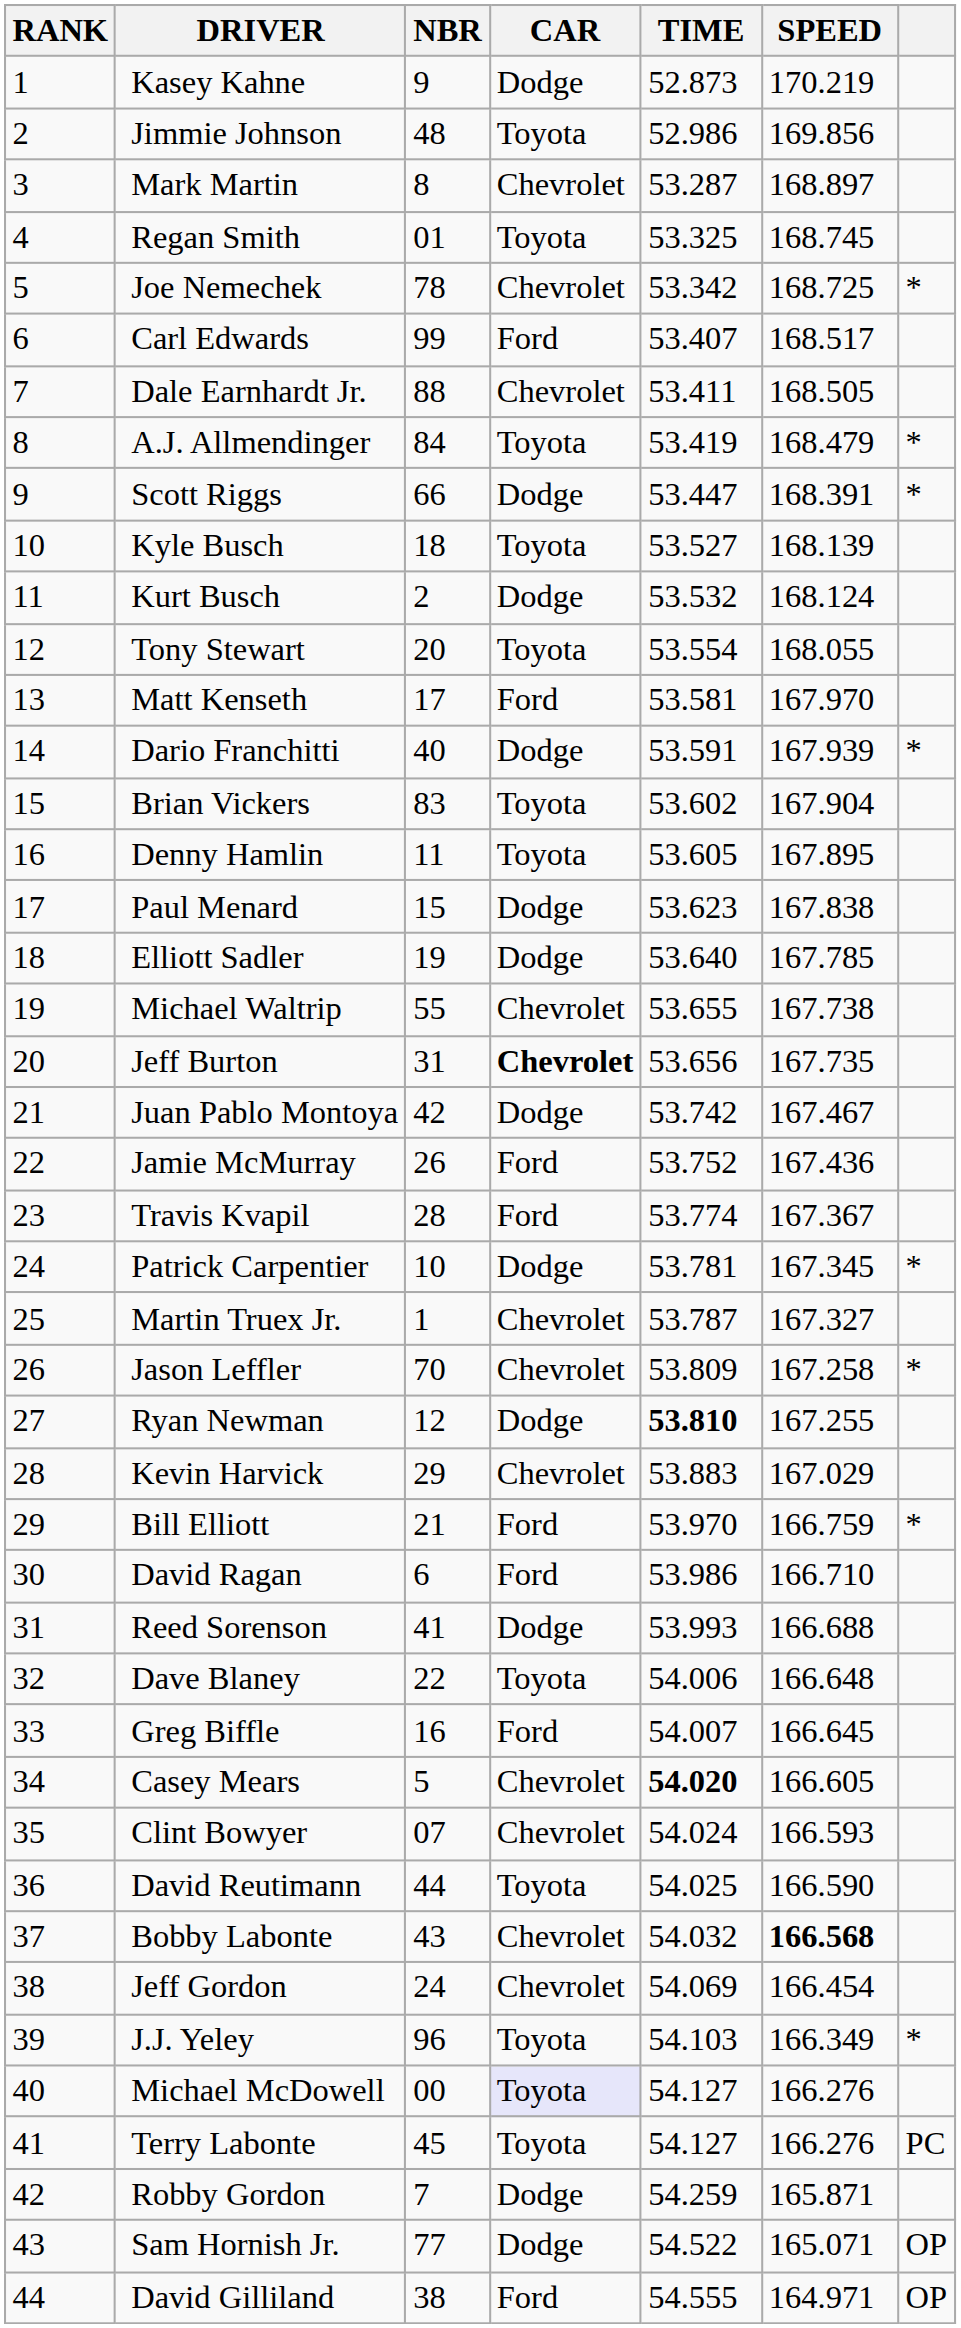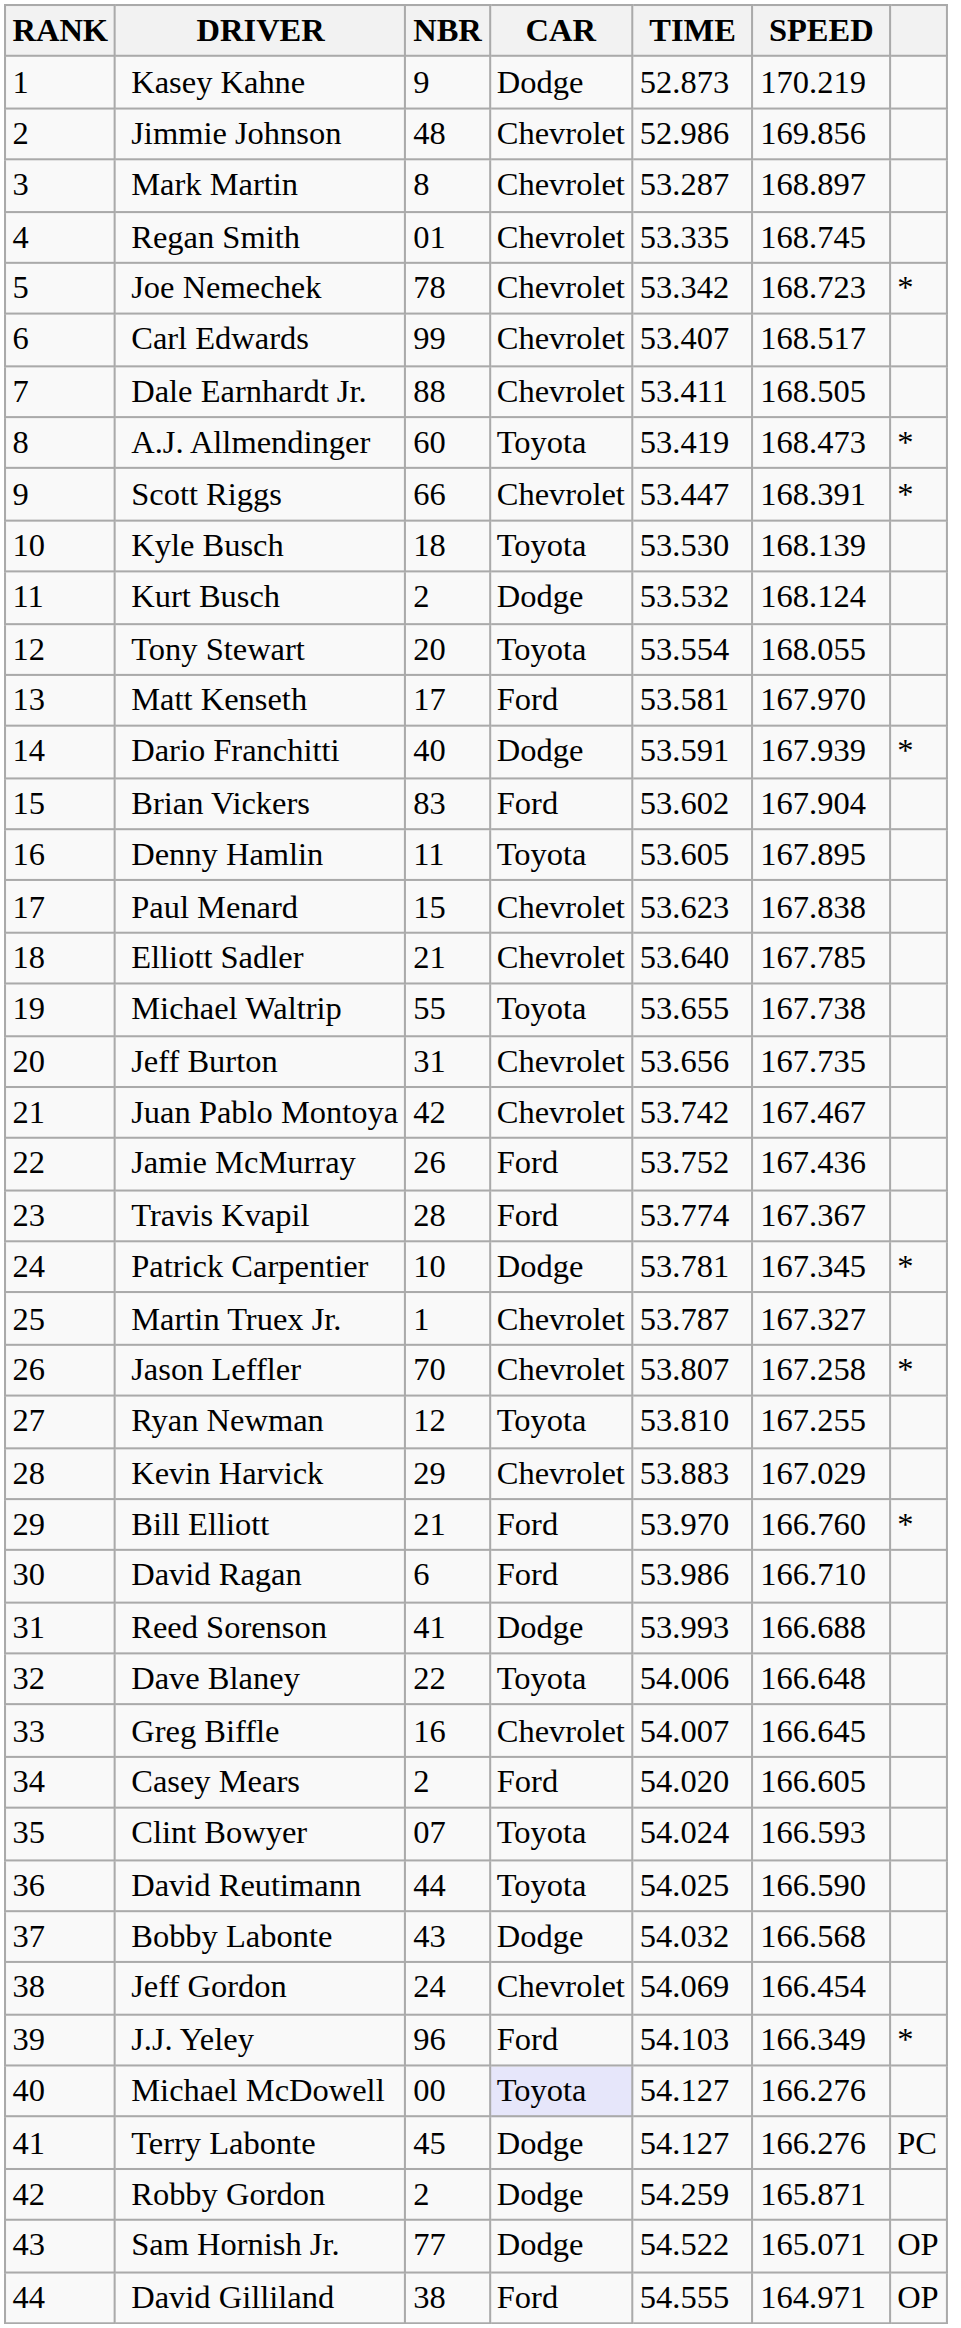(542, 133) Toyota -> (561, 133) Chevrolet
(542, 236) Toyota -> (561, 236) Chevrolet
(701, 236) 53.325 -> (693, 236) 53.335
(830, 287) 168.725 -> (821, 287) 168.723
(527, 339) Ford -> (561, 339) Chevrolet
(429, 442) 84 -> (429, 442) 60
(830, 442) 168.479 -> (821, 442) 168.473
(540, 493) Dodge -> (561, 493) Chevrolet
(701, 545) 53.527 -> (693, 545) 53.530
(542, 802) Toyota -> (527, 802) Ford
(540, 905) Dodge -> (561, 905) Chevrolet
(429, 957) 19 -> (429, 957) 21
(540, 957) Dodge -> (561, 957) Chevrolet
(561, 1008) Chevrolet -> (542, 1008) Toyota
(565, 1060) bold -> (561, 1060) normal
(540, 1111) Dodge -> (561, 1111) Chevrolet
(701, 1369) 53.809 -> (693, 1369) 53.807
(540, 1421) Dodge -> (542, 1421) Toyota
(701, 1421) bold -> (693, 1421) normal
(830, 1524) 166.759 -> (821, 1524) 166.760
(527, 1730) Ford -> (561, 1730) Chevrolet
(421, 1781) 5 -> (421, 1781) 2
(561, 1781) Chevrolet -> (527, 1781) Ford
(701, 1781) bold -> (693, 1781) normal
(561, 1833) Chevrolet -> (542, 1833) Toyota
(561, 1936) Chevrolet -> (540, 1936) Dodge
(830, 1936) bold -> (821, 1936) normal
(542, 2039) Toyota -> (527, 2039) Ford
(542, 2142) Toyota -> (540, 2142) Dodge
(421, 2193) 7 -> (421, 2193) 2
